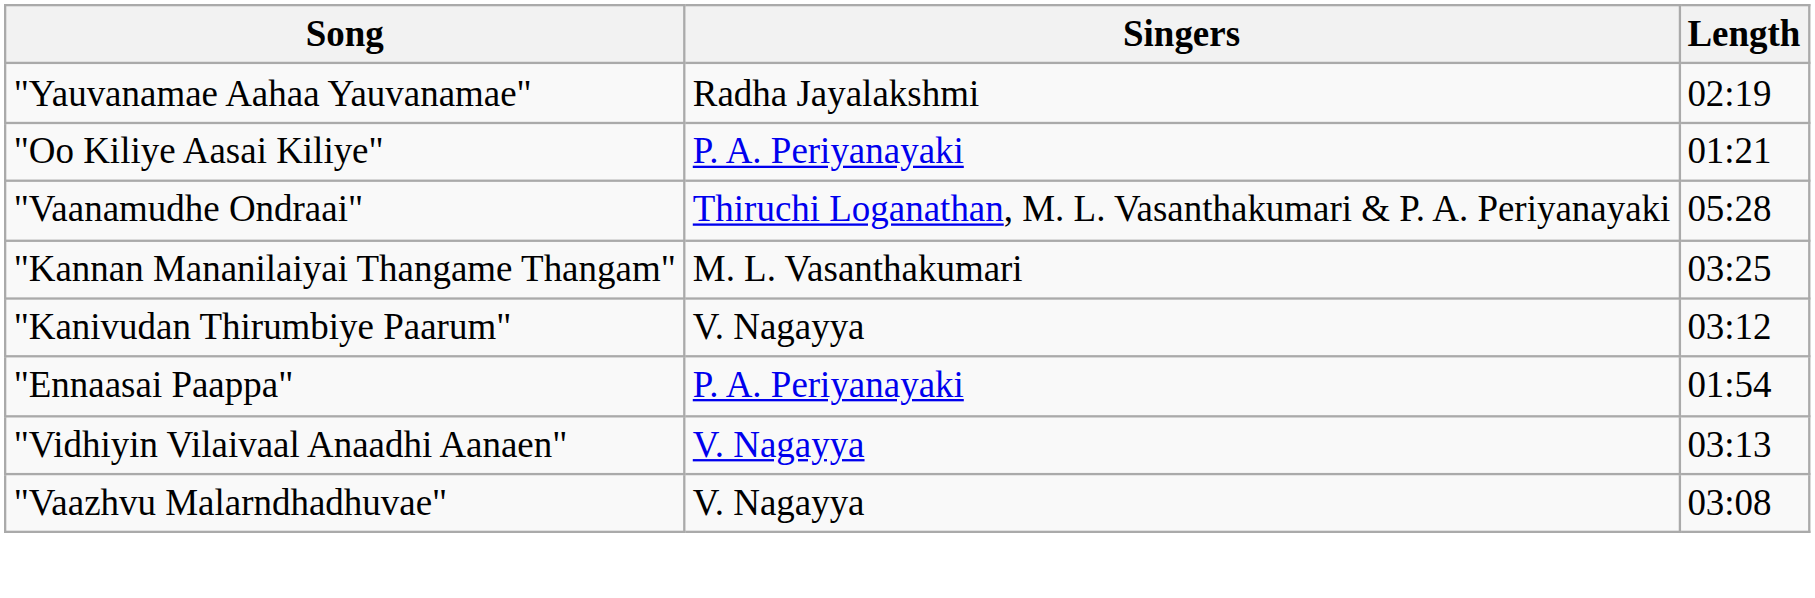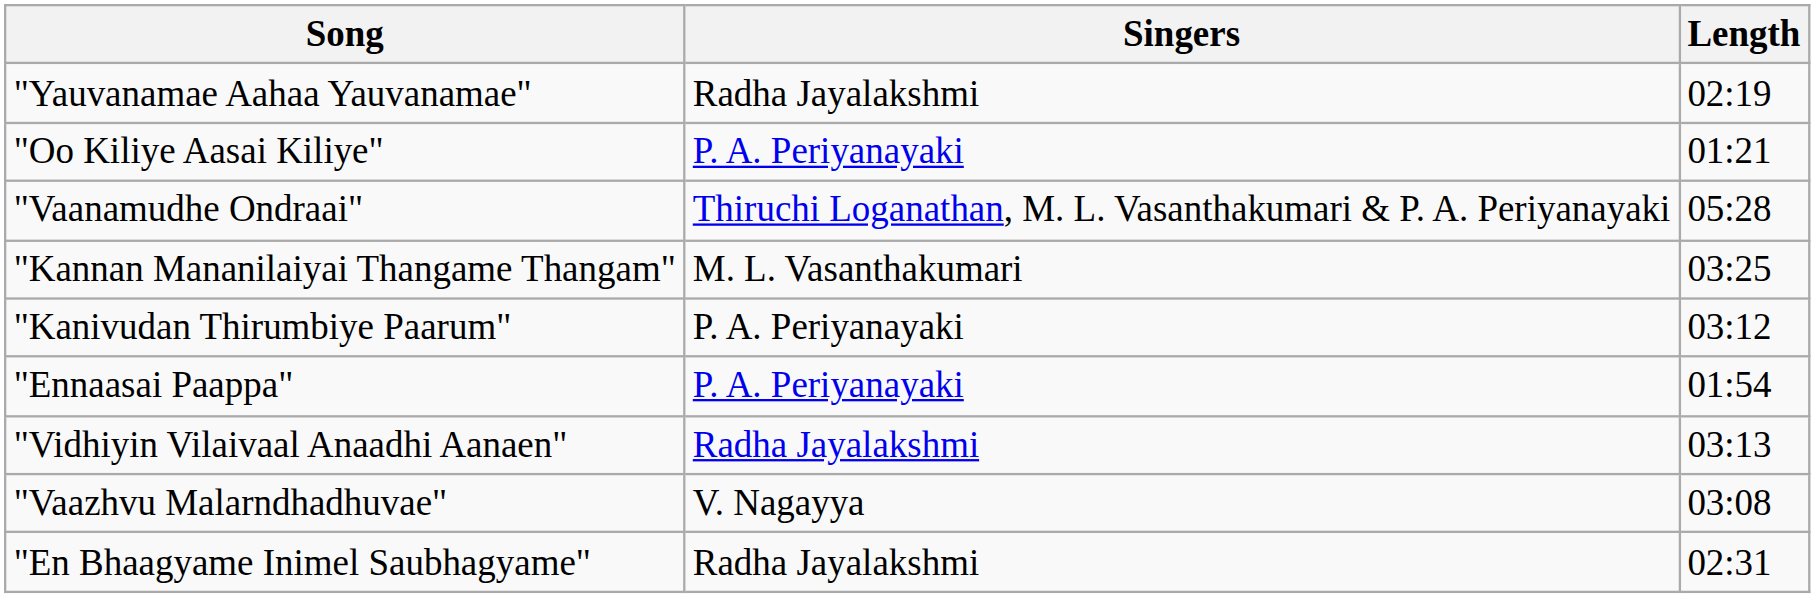(779, 326) V. Nagayya -> (828, 326) P. A. Periyanayaki
(779, 444) V. Nagayya -> (836, 444) Radha Jayalakshmi
+ row: (302, 561)
